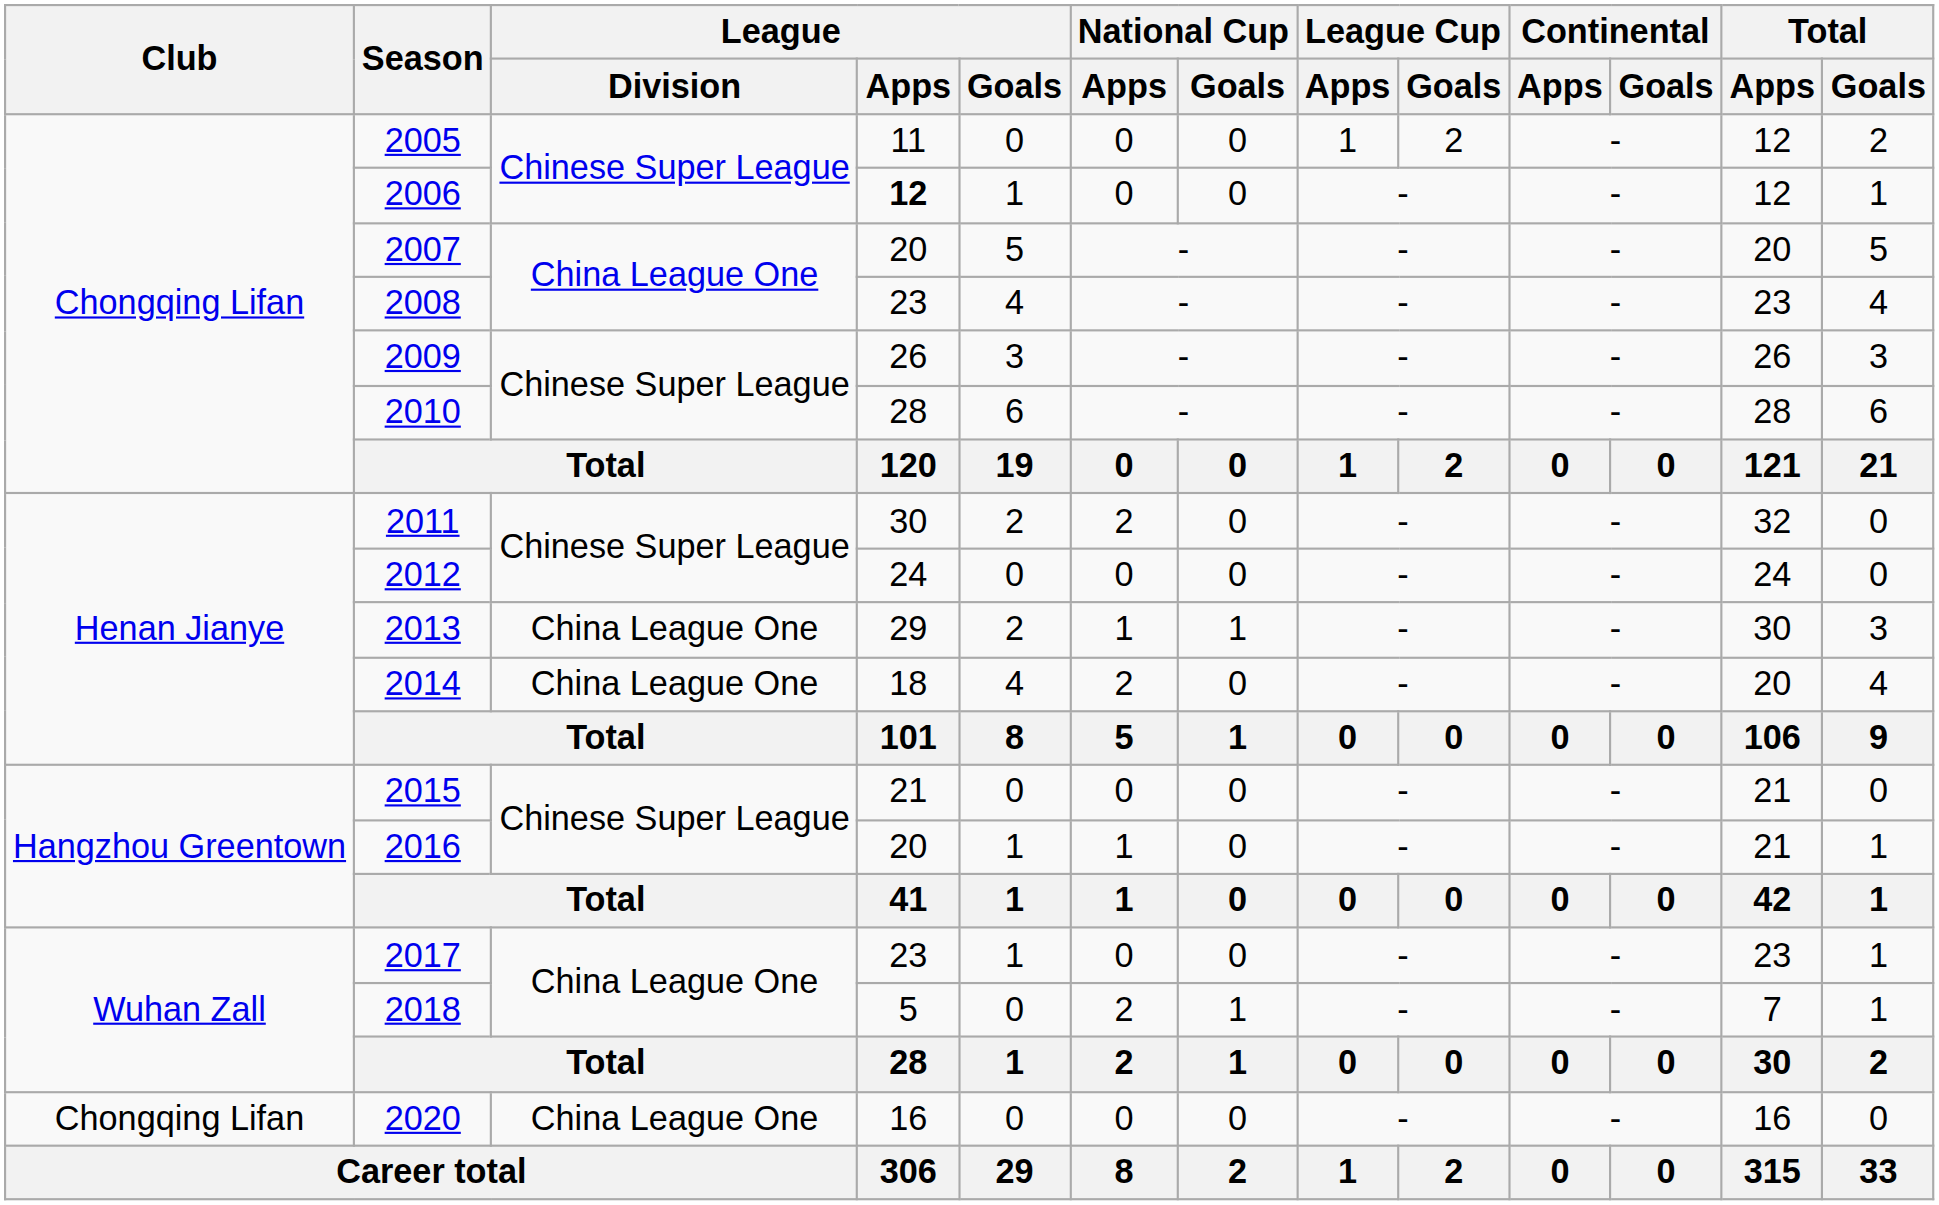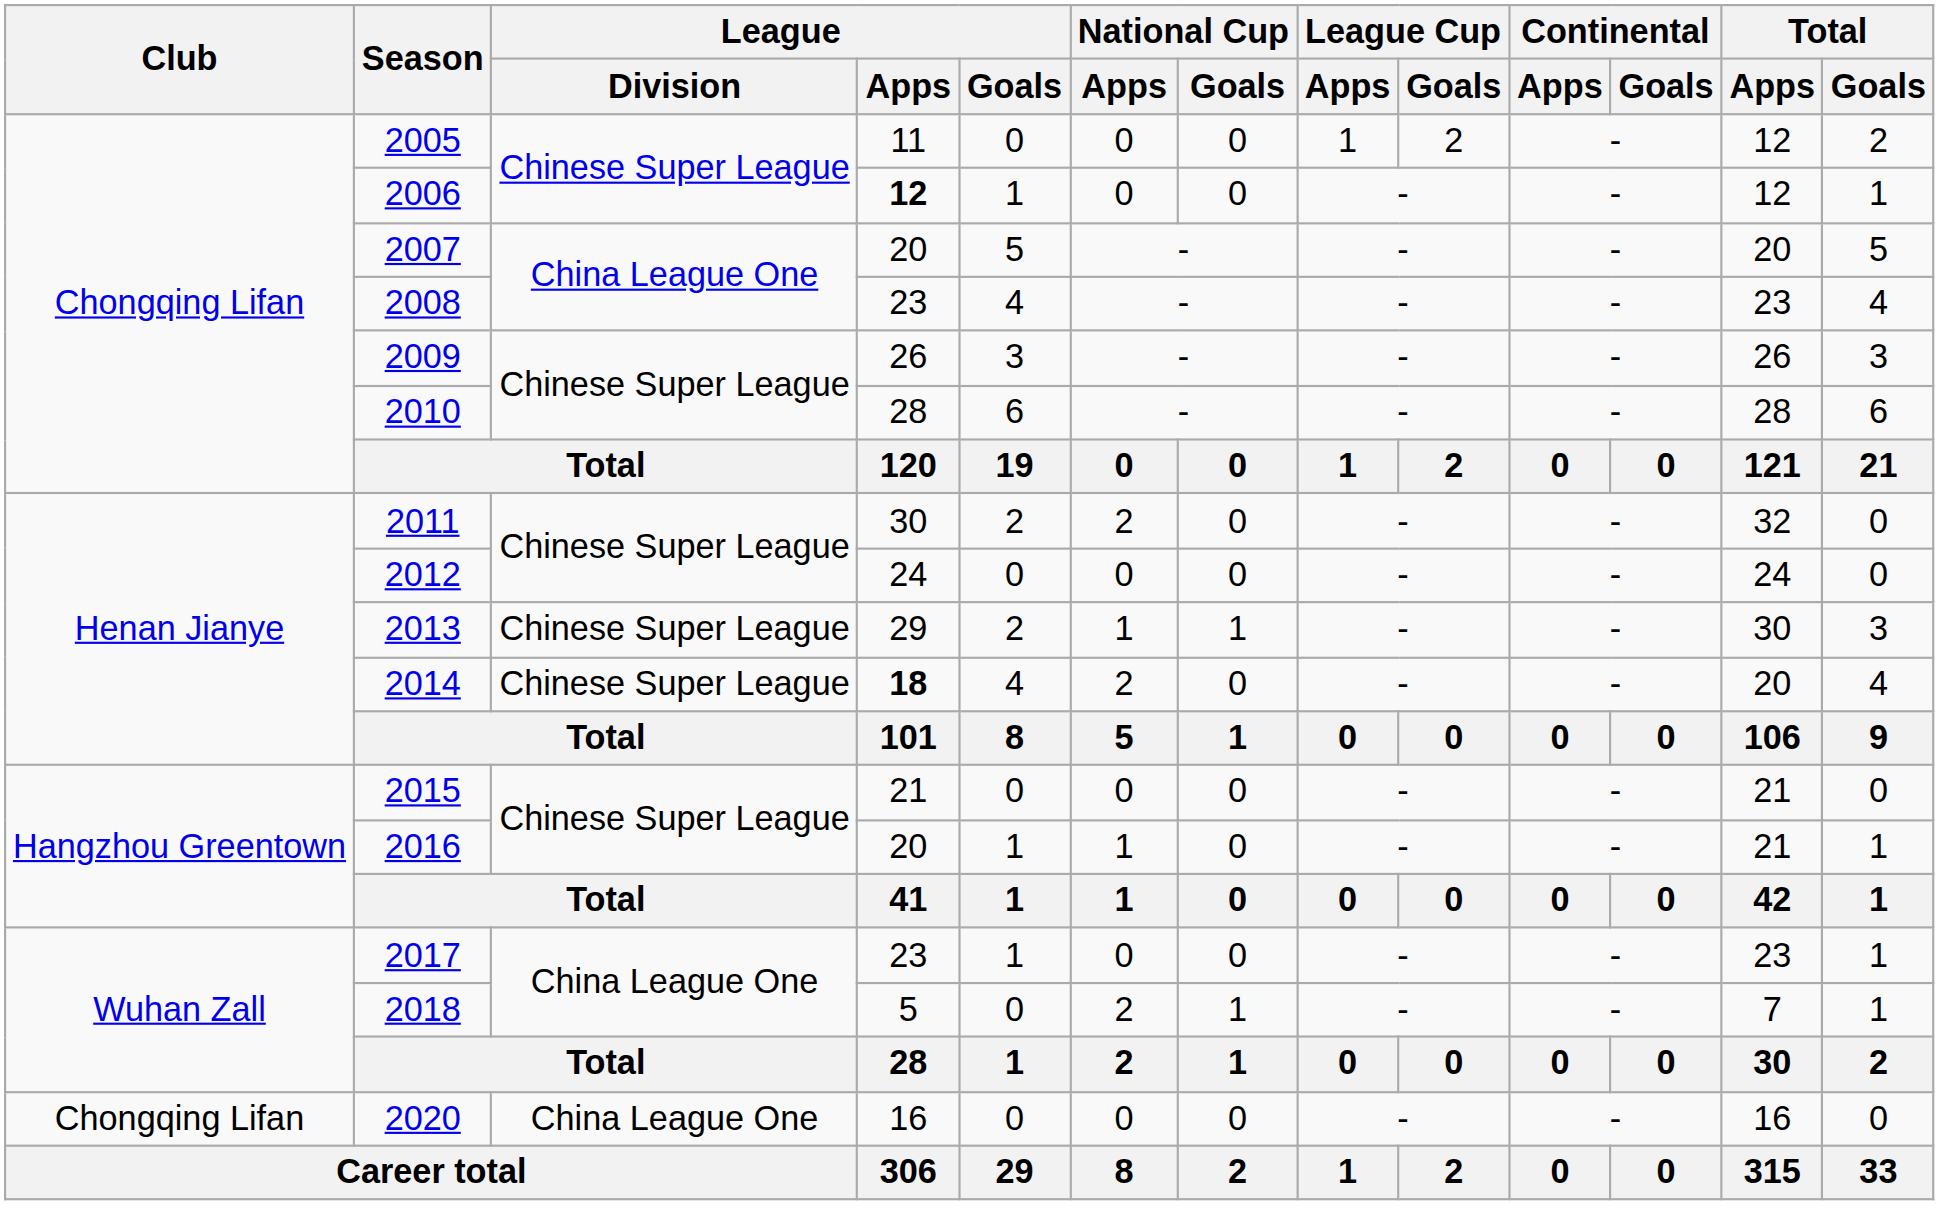(675, 628) China League One -> (675, 628) Chinese Super League
(675, 683) China League One -> (675, 683) Chinese Super League
(908, 683) normal -> (908, 683) bold
